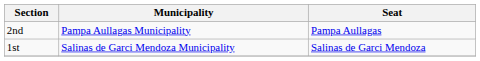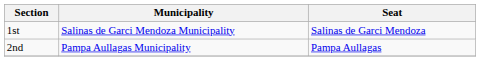rows swapped: (13, 47) <-> (15, 30)
